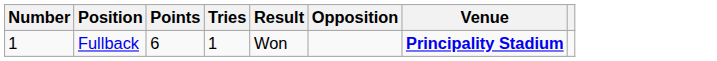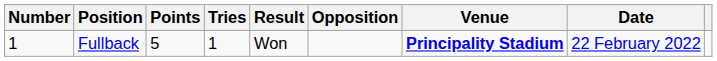+ column: (636, 18)
(155, 44) 6 -> (155, 44) 5
